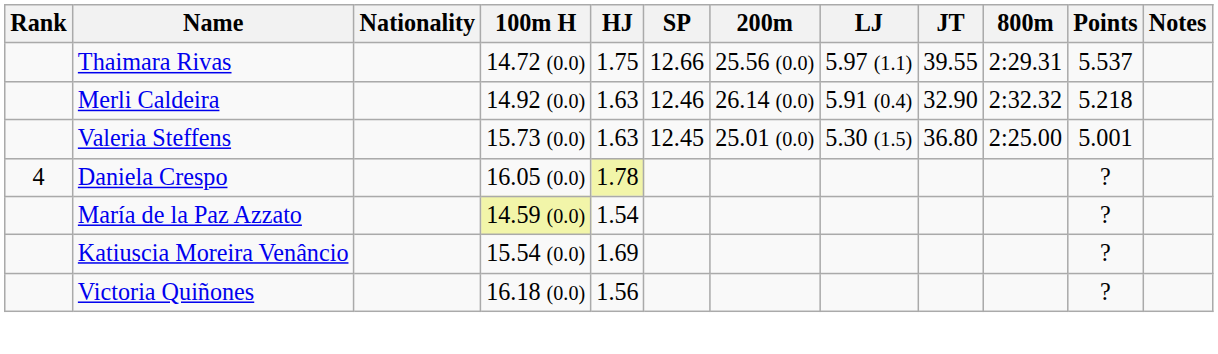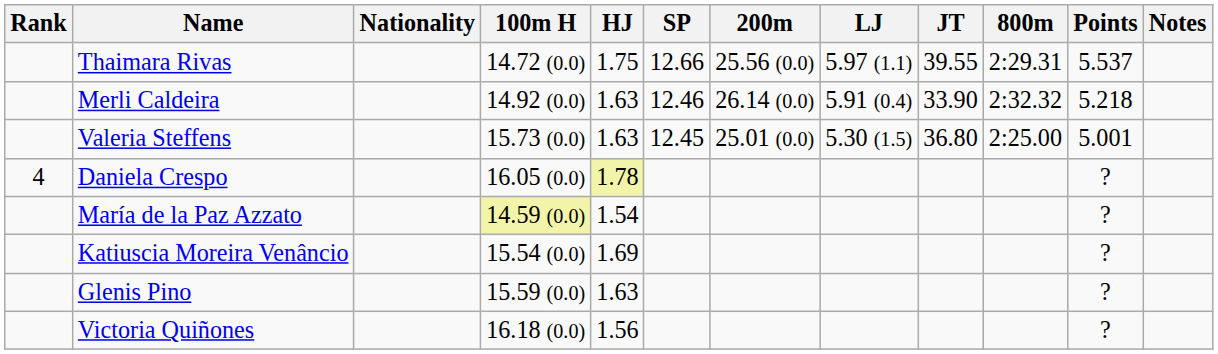(951, 100) 32.90 -> (951, 100) 33.90
+ row: (135, 291)
